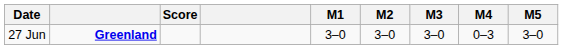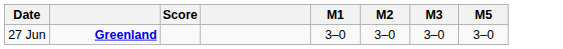- column: (483, 15)
